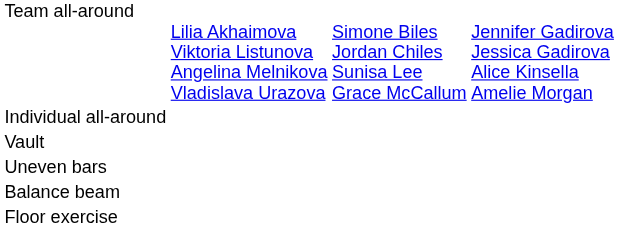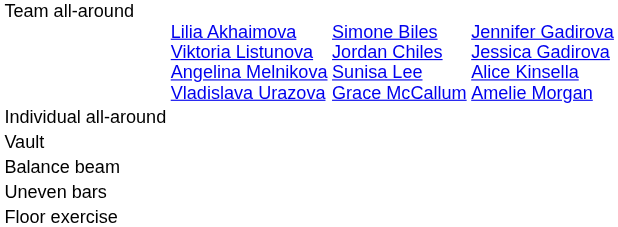rows swapped: (56, 167) <-> (62, 192)
